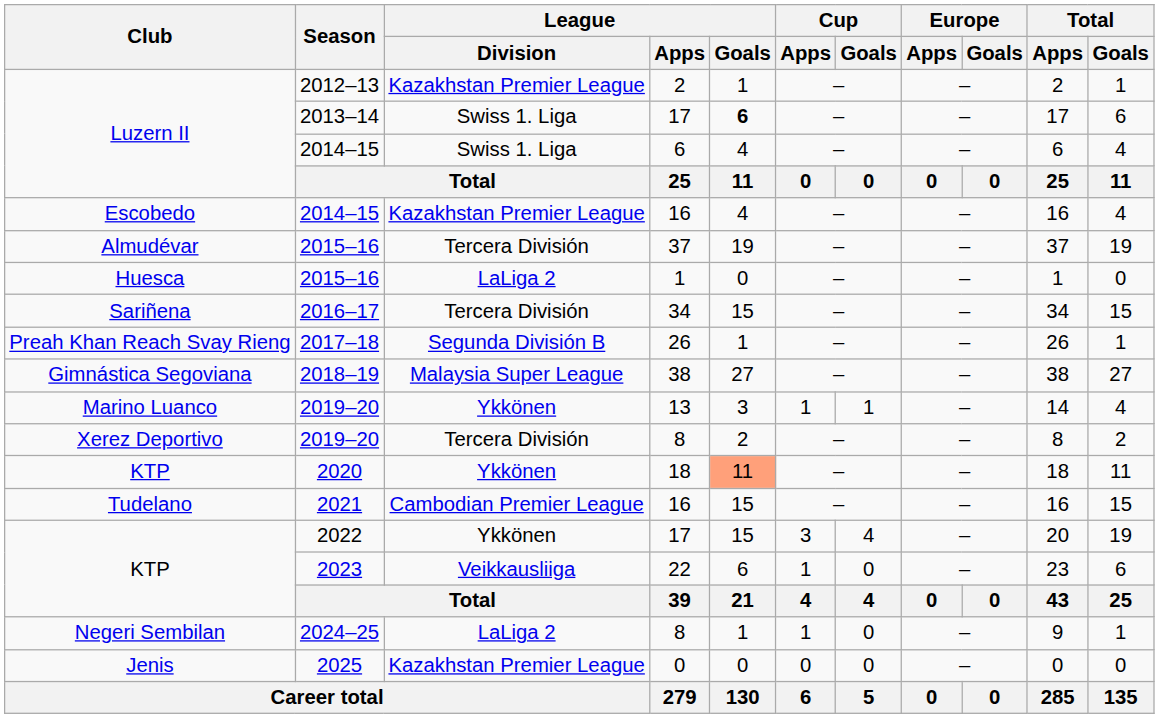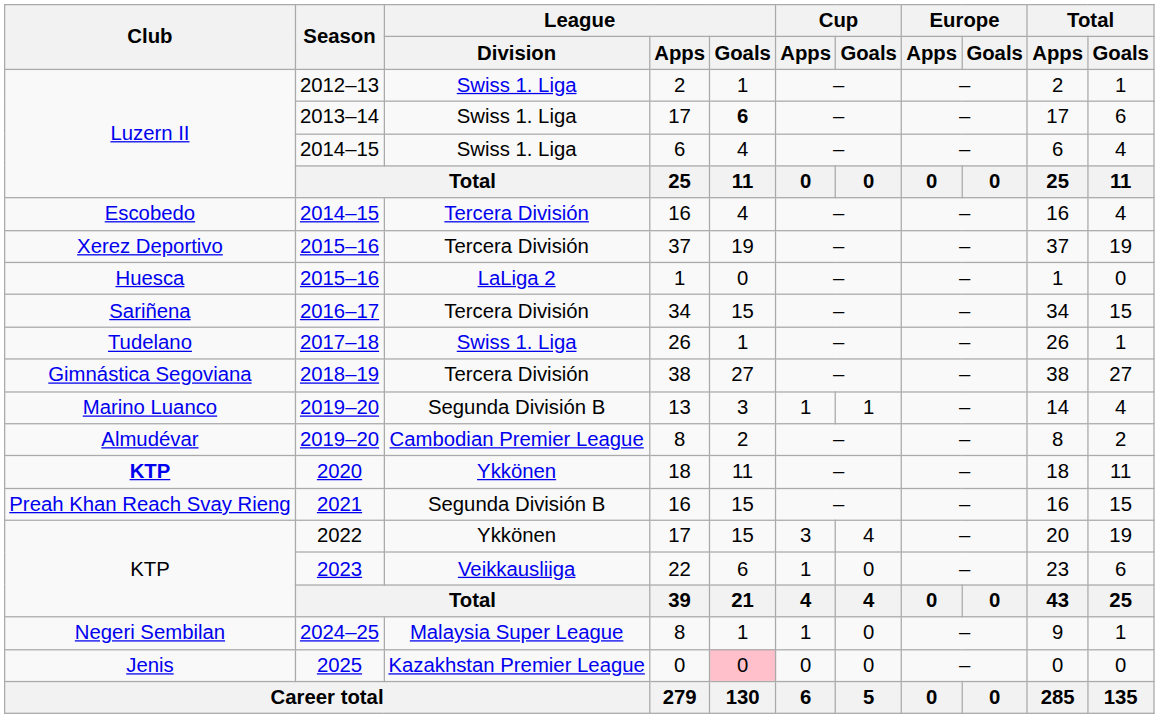(517, 85) Kazakhstan Premier League -> (517, 85) Swiss 1. Liga
(517, 213) Kazakhstan Premier League -> (517, 213) Tercera División
(150, 246) Almudévar -> (150, 246) Xerez Deportivo
(150, 342) Preah Khan Reach Svay Rieng -> (150, 342) Tudelano
(517, 342) Segunda División B -> (517, 342) Swiss 1. Liga
(517, 375) Malaysia Super League -> (517, 375) Tercera División
(517, 407) Ykkönen -> (517, 407) Segunda División B
(150, 439) Xerez Deportivo -> (150, 439) Almudévar
(517, 439) Tercera División -> (517, 439) Cambodian Premier League
(150, 471) normal -> (150, 471) bold
(743, 471) lightsalmon background -> (743, 471) no background
(150, 504) Tudelano -> (150, 504) Preah Khan Reach Svay Rieng
(517, 504) Cambodian Premier League -> (517, 504) Segunda División B
(517, 632) LaLiga 2 -> (517, 632) Malaysia Super League
(743, 665) no background -> (743, 665) pink background
